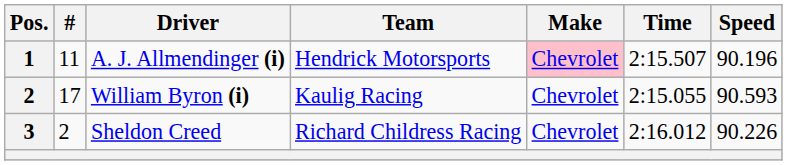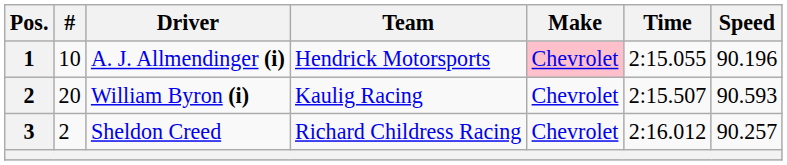(69, 59) 11 -> (70, 59) 10
(668, 59) 2:15.507 -> (668, 59) 2:15.055
(70, 95) 17 -> (70, 95) 20
(668, 95) 2:15.055 -> (668, 95) 2:15.507
(747, 131) 90.226 -> (747, 131) 90.257
